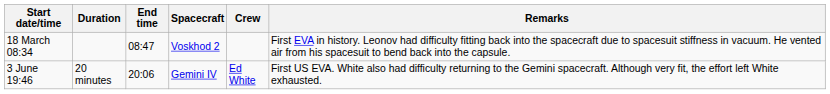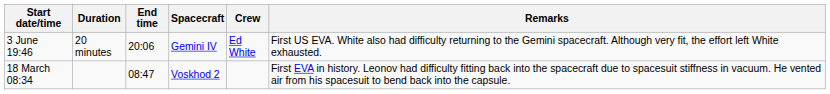rows swapped: (28, 46) <-> (22, 74)
